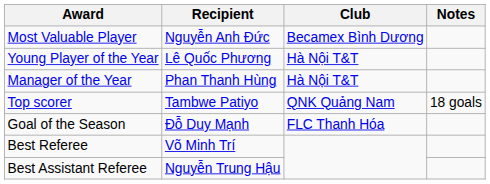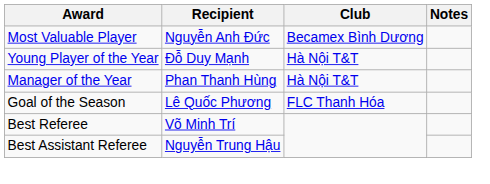(218, 59) Lê Quốc Phương -> (207, 59) Đỗ Duy Mạnh
- row: (40, 102)
(207, 124) Đỗ Duy Mạnh -> (218, 102) Lê Quốc Phương
